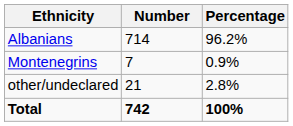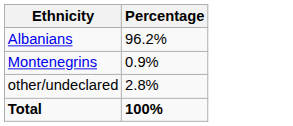- column: (162, 16)
